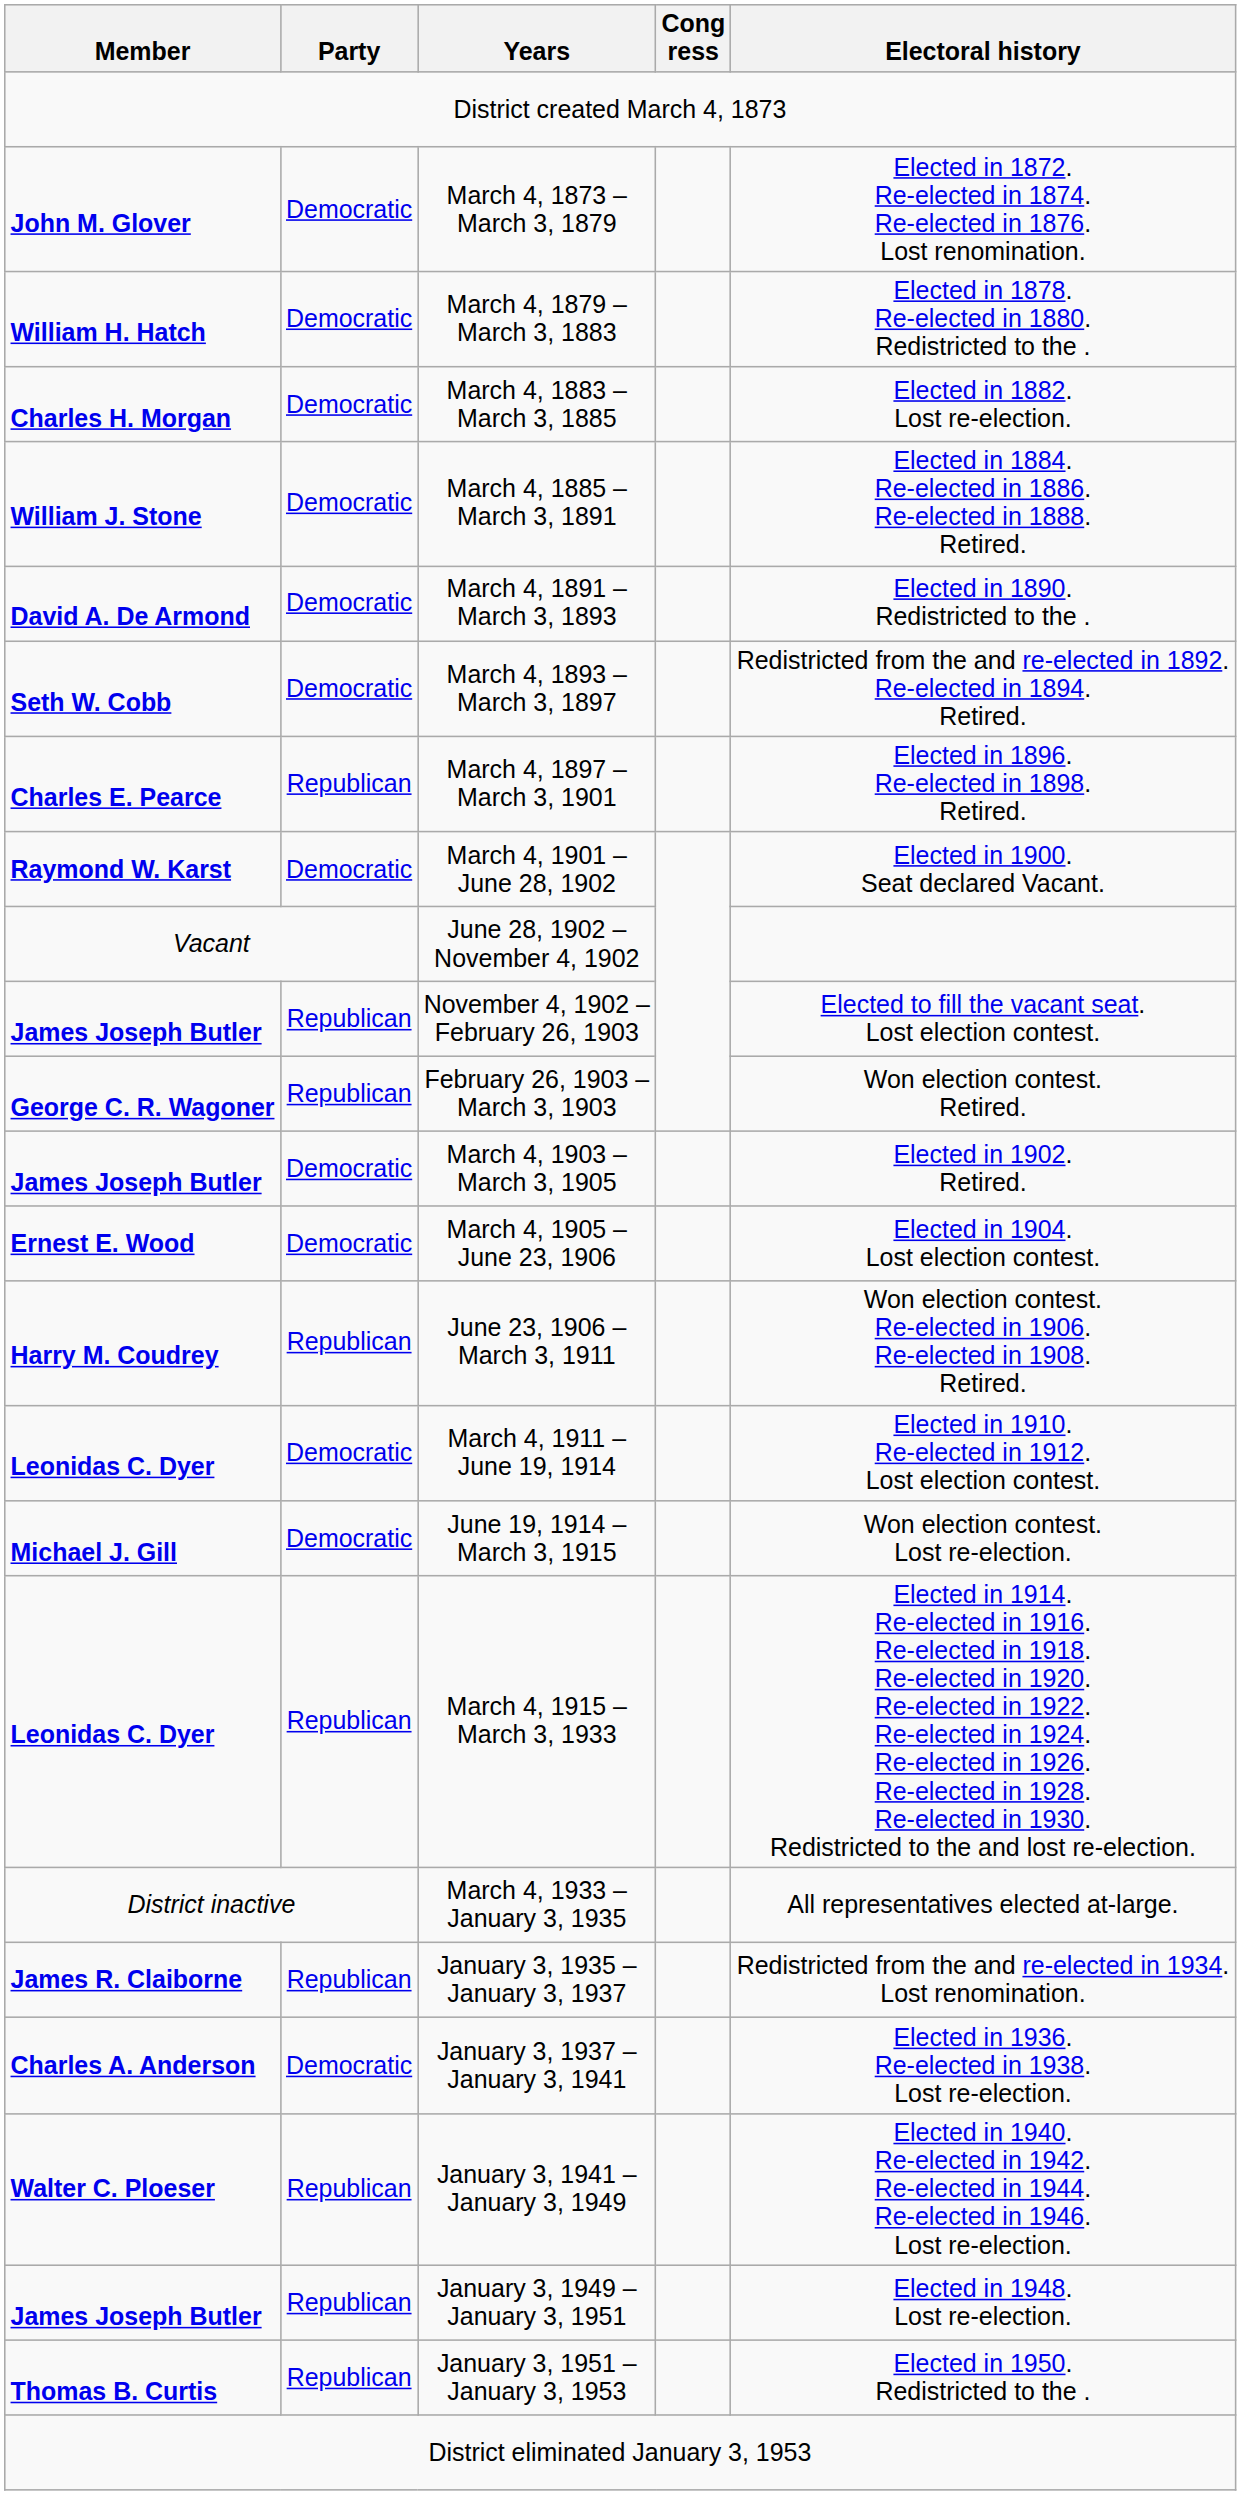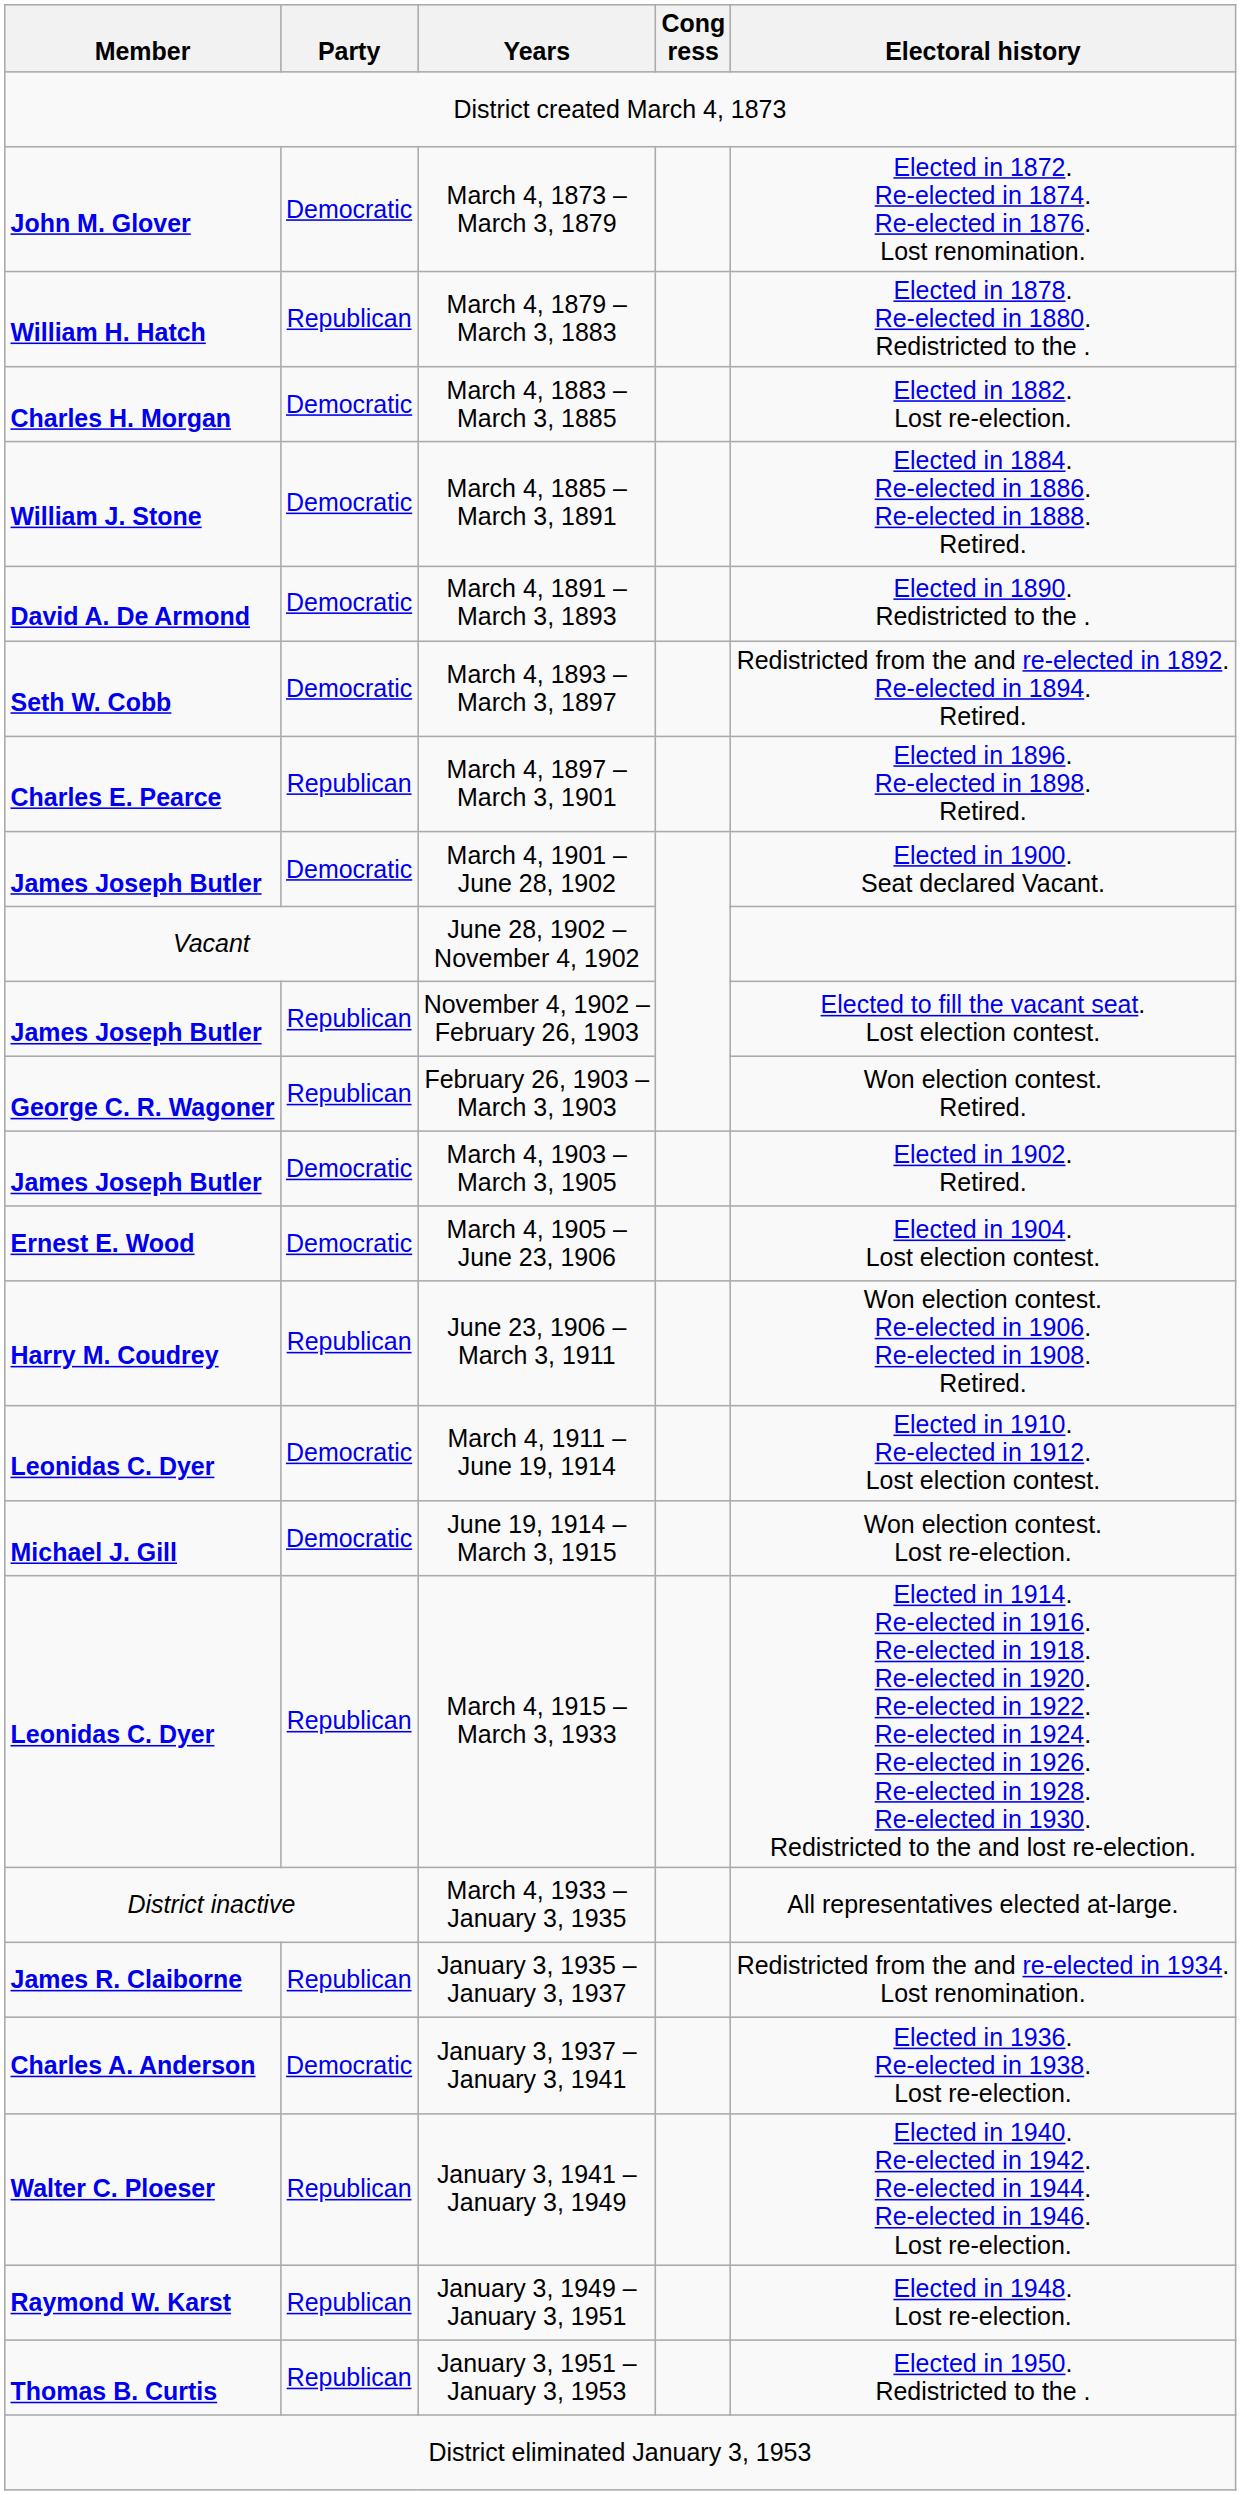(349, 318) Democratic -> (349, 318) Republican
(121, 869) Raymond W. Karst -> (136, 883) James Joseph Butler
(136, 2316) James Joseph Butler -> (121, 2302) Raymond W. Karst
